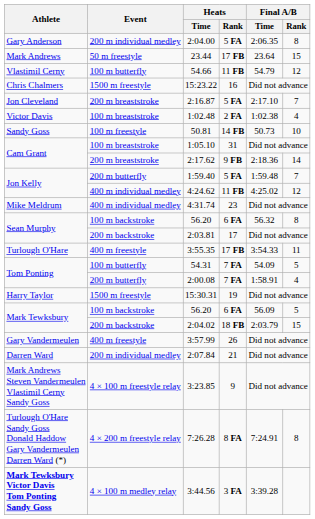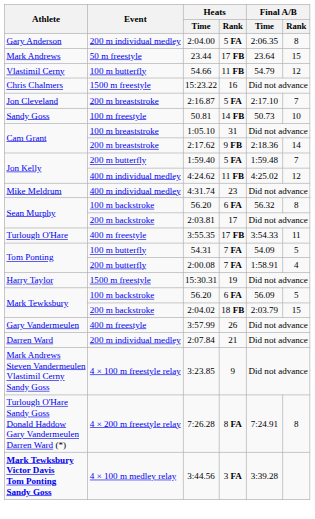- row: (29, 116)
